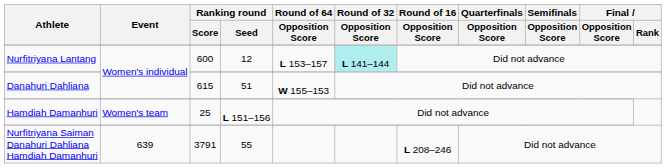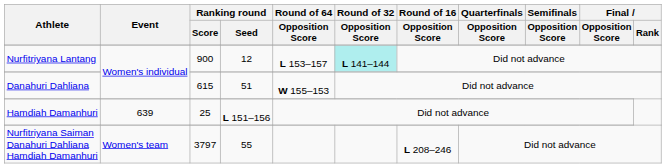(205, 59) 600 -> (205, 59) 900
(135, 112) Women's team -> (145, 112) 639
(145, 145) 639 -> (135, 145) Women's team
(205, 145) 3791 -> (205, 145) 3797
